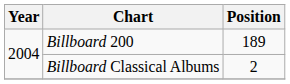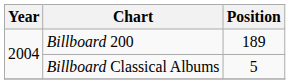(254, 66) 2 -> (254, 66) 5
